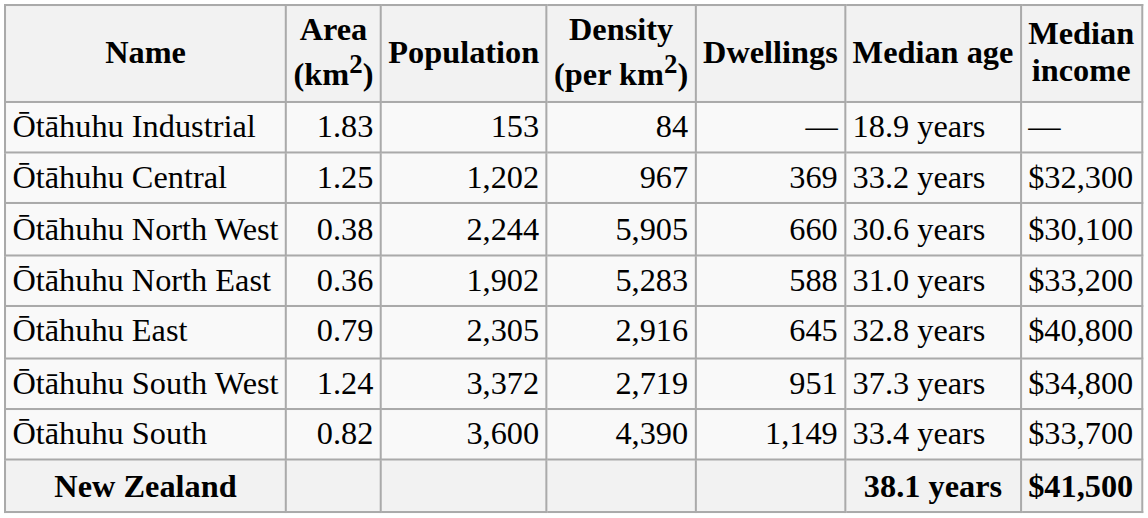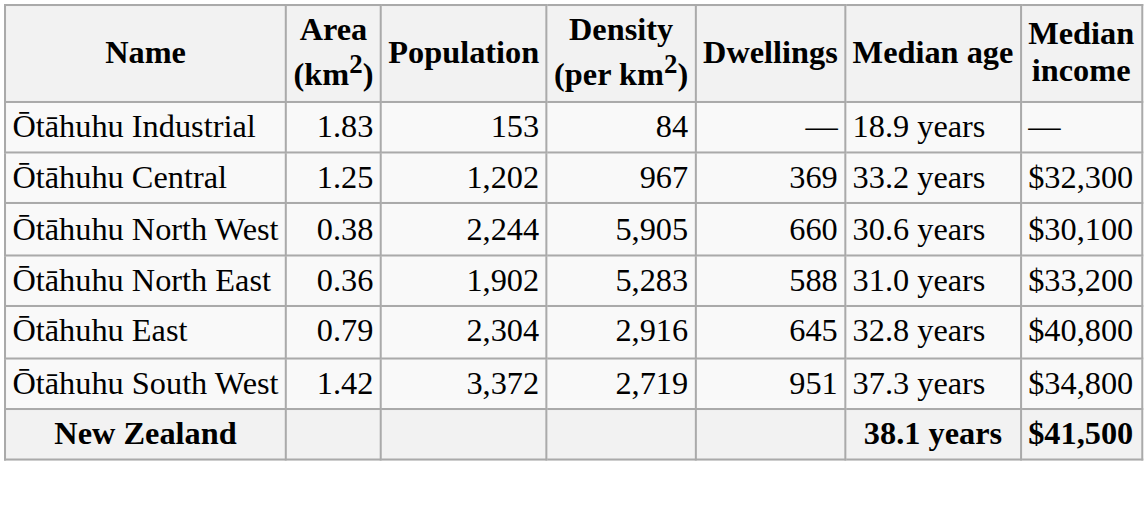(503, 331) 2,305 -> (503, 331) 2,304
(345, 382) 1.24 -> (345, 382) 1.42
- row: (110, 434)
